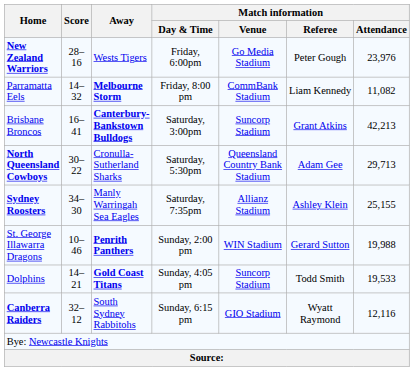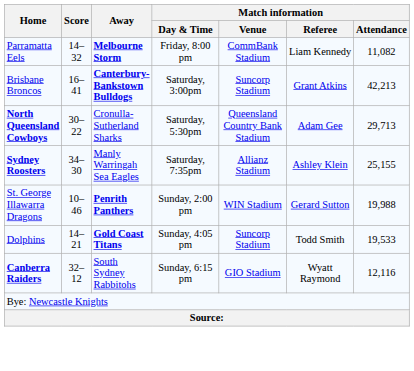- row: (27, 57)
